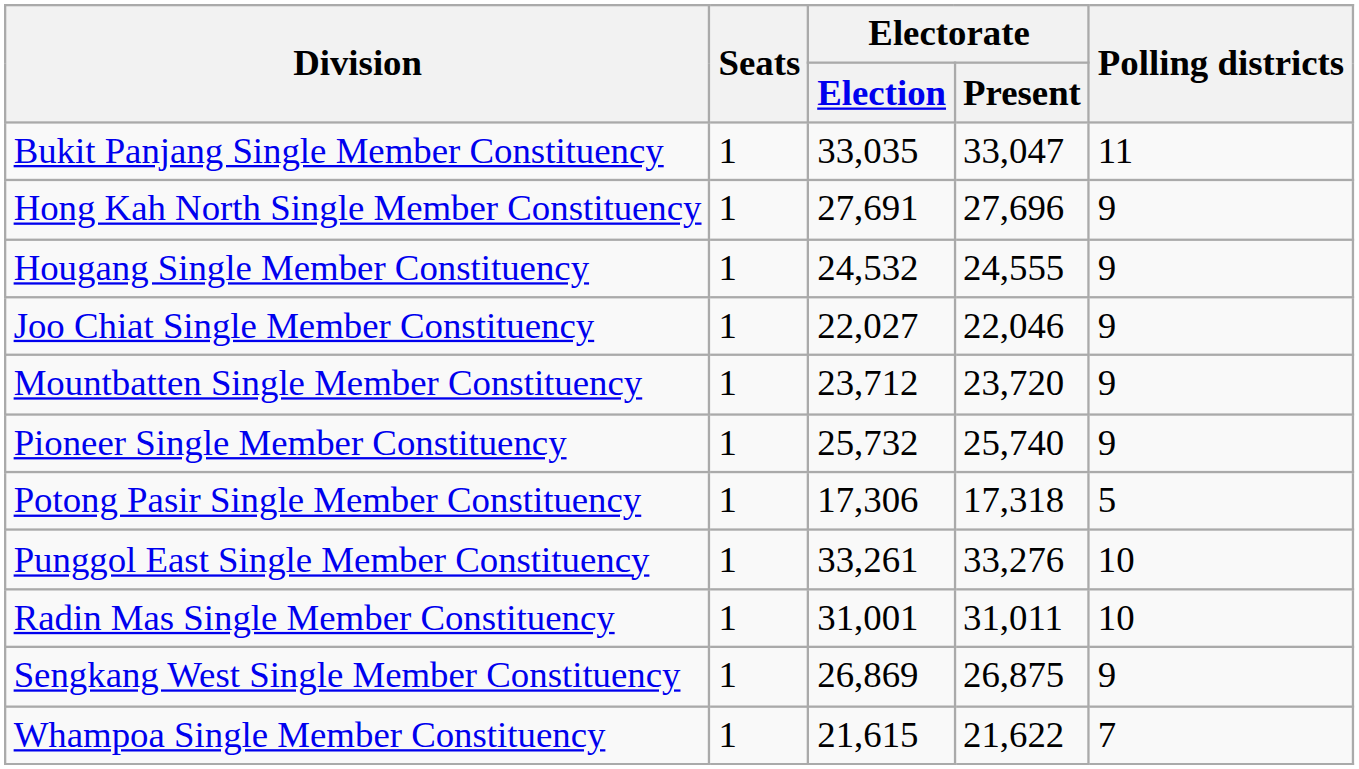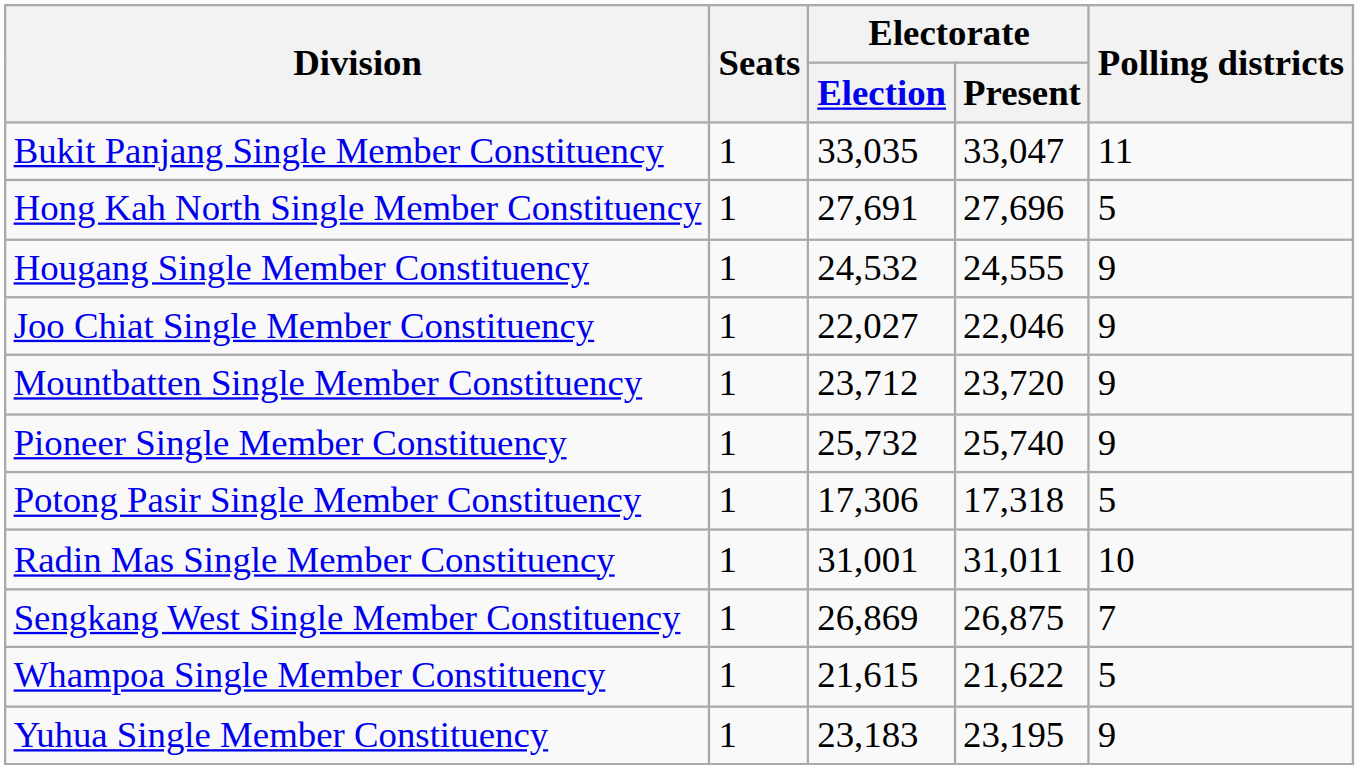(1107, 208) 9 -> (1107, 208) 5
- row: (332, 558)
(1107, 675) 9 -> (1107, 617) 7
(1107, 734) 7 -> (1107, 675) 5
+ row: (281, 734)
